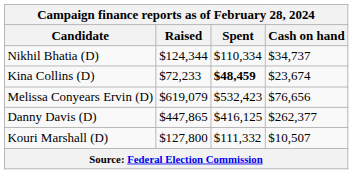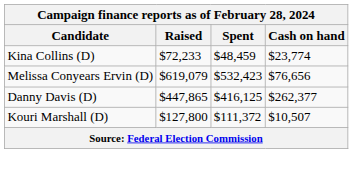- row: (53, 55)
(235, 76) bold -> (235, 55) normal
(289, 76) $23,674 -> (289, 55) $23,774
(238, 138) $111,332 -> (238, 117) $111,372
